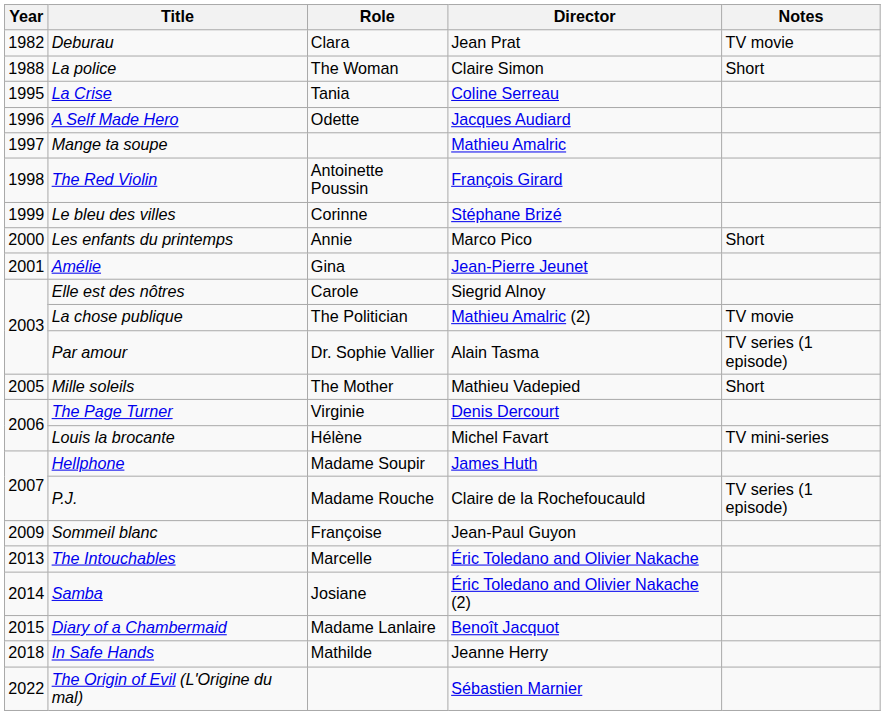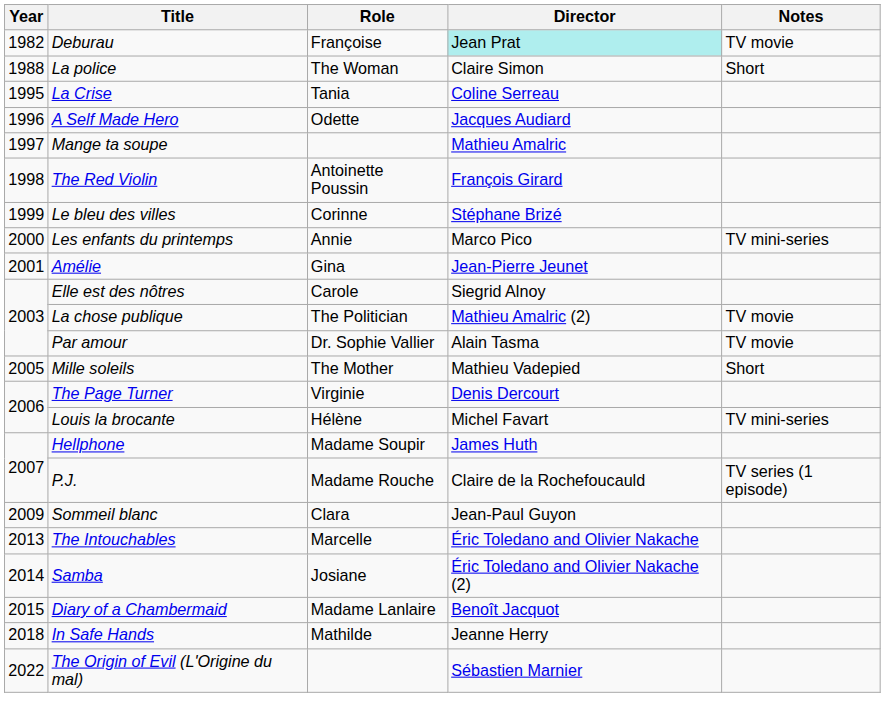(330, 42) Clara -> (346, 42) Françoise
(486, 42) no background -> (486, 42) paleturquoise background
(745, 240) Short -> (777, 240) TV mini-series
(769, 352) TV series (1 episode) -> (760, 343) TV movie
(346, 533) Françoise -> (330, 514) Clara
